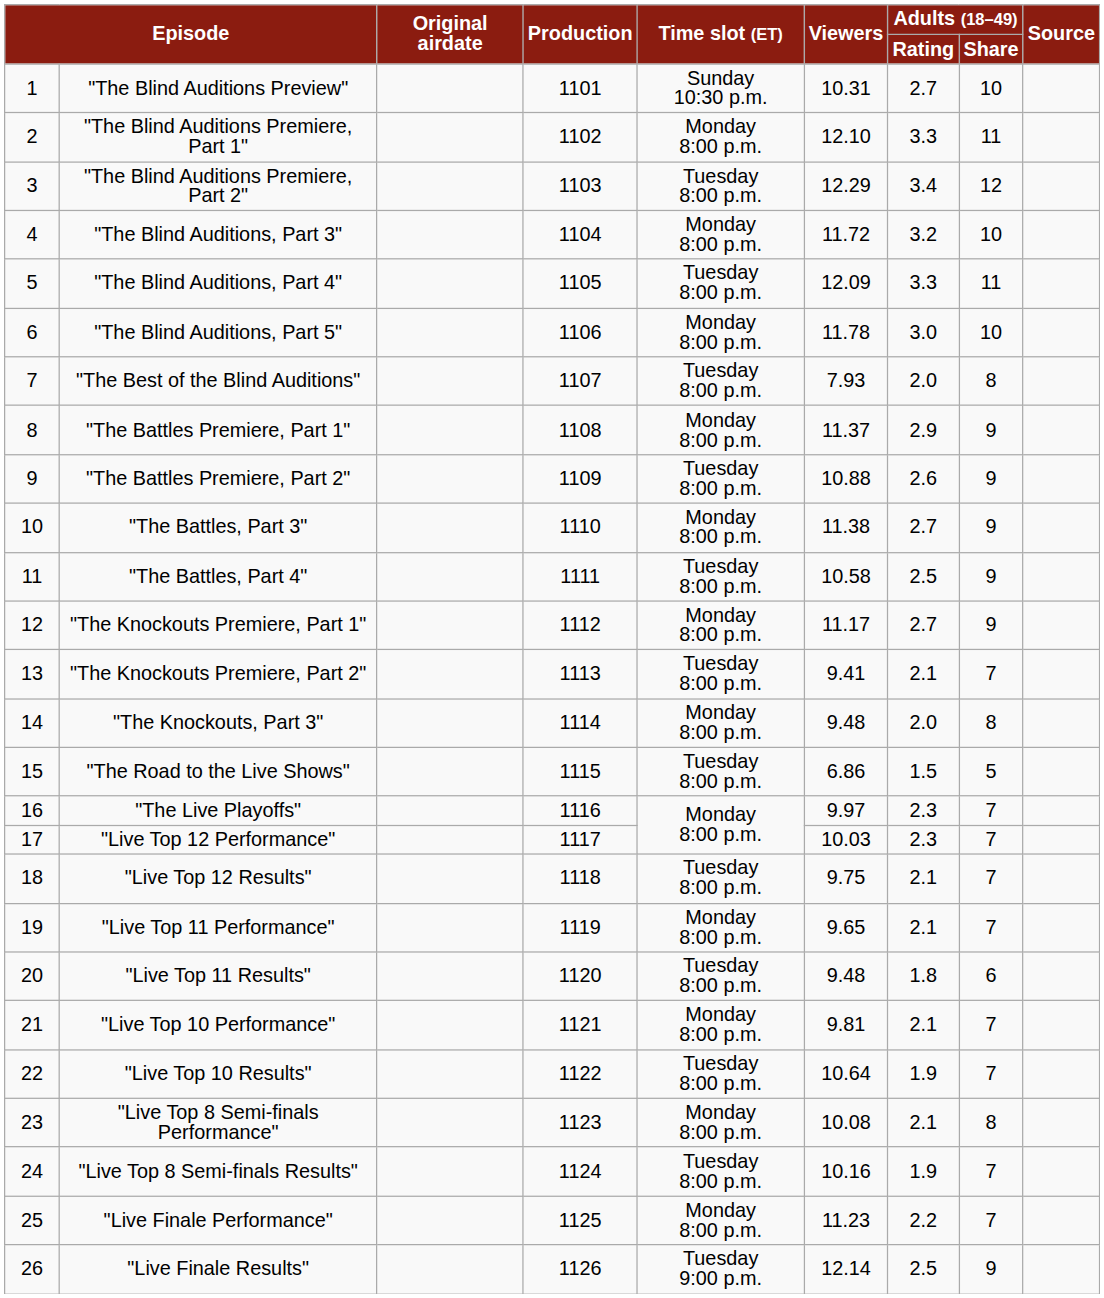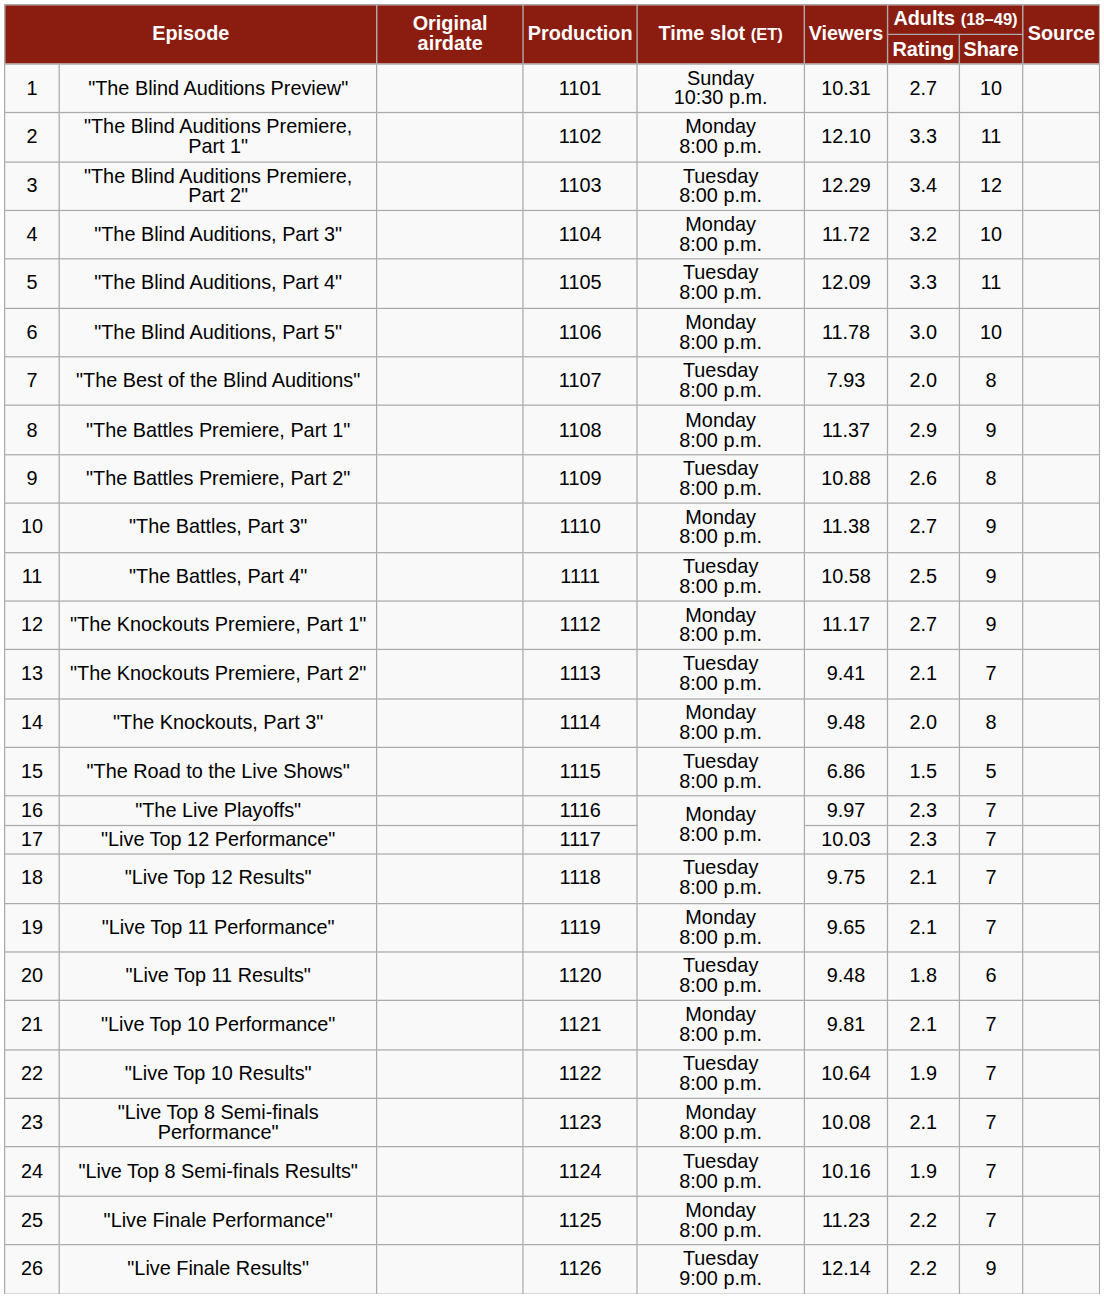(991, 478) 9 -> (991, 478) 8
(991, 1122) 8 -> (991, 1122) 7
(923, 1269) 2.5 -> (923, 1269) 2.2
